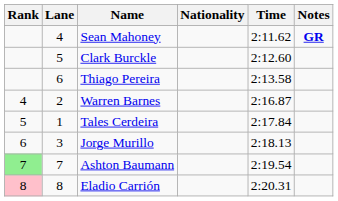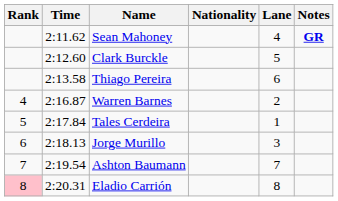columns swapped: (60, 15) <-> (271, 15)
(23, 164) lightgreen background -> (23, 164) no background
